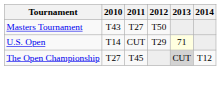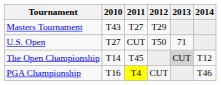(159, 27) T50 -> (159, 27) T29
(113, 42) T14 -> (113, 42) T27
(159, 42) T29 -> (159, 42) T50
(182, 42) lightyellow background -> (182, 42) no background
(113, 58) T27 -> (113, 58) T14
+ row: (44, 73)
